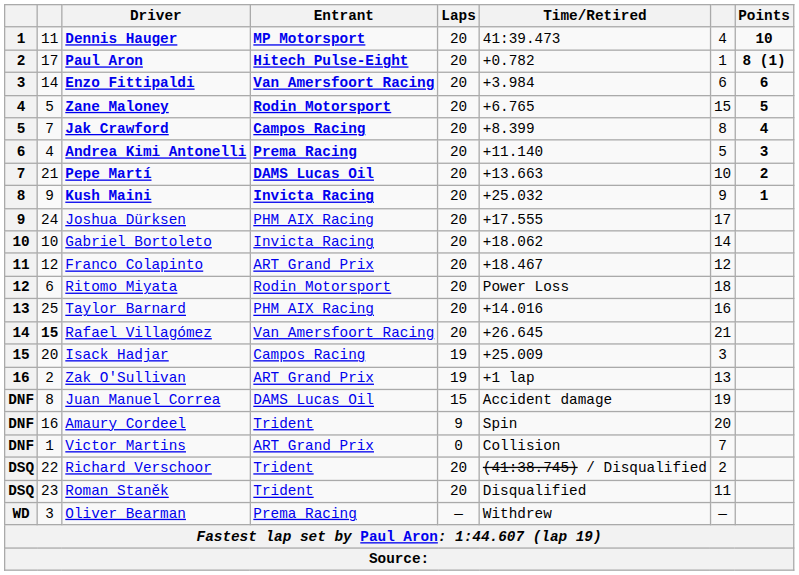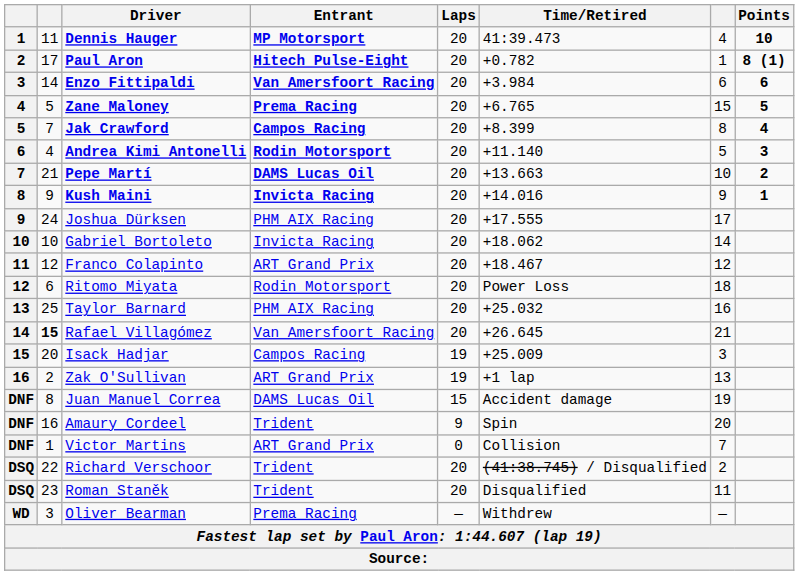(322, 107) Rodin Motorsport -> (305, 107) Prema Racing
(305, 152) Prema Racing -> (322, 152) Rodin Motorsport
(513, 197) +25.032 -> (513, 197) +14.016
(513, 310) +14.016 -> (513, 310) +25.032
